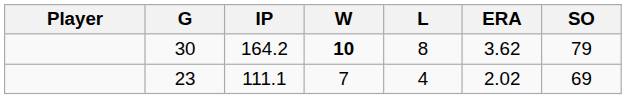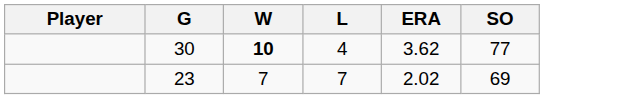- column: (264, 19)
(423, 49) 8 -> (342, 49) 4
(581, 49) 79 -> (500, 49) 77
(423, 78) 4 -> (342, 78) 7
